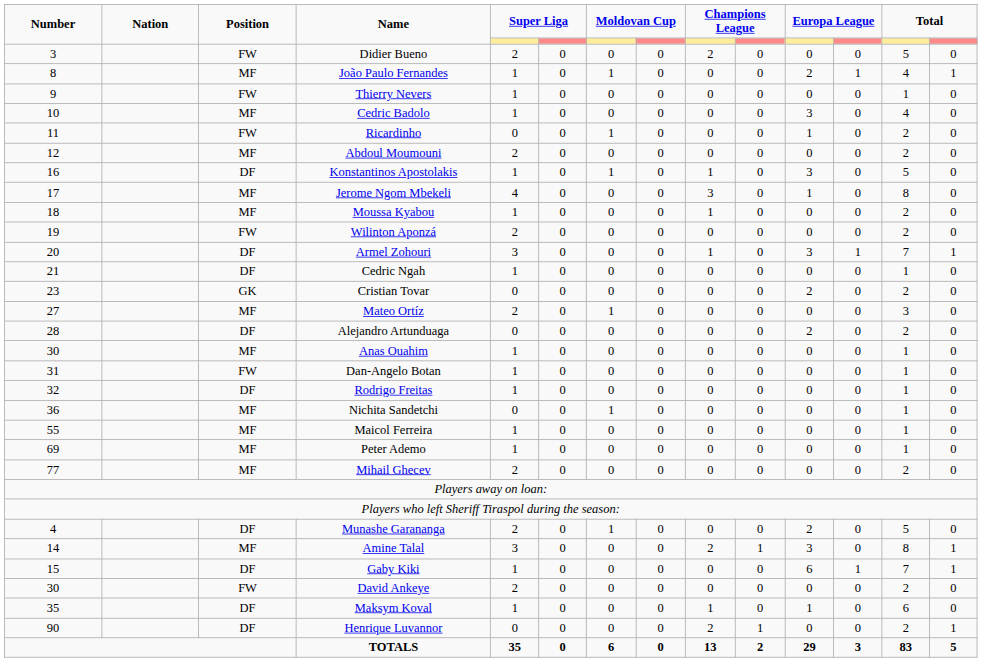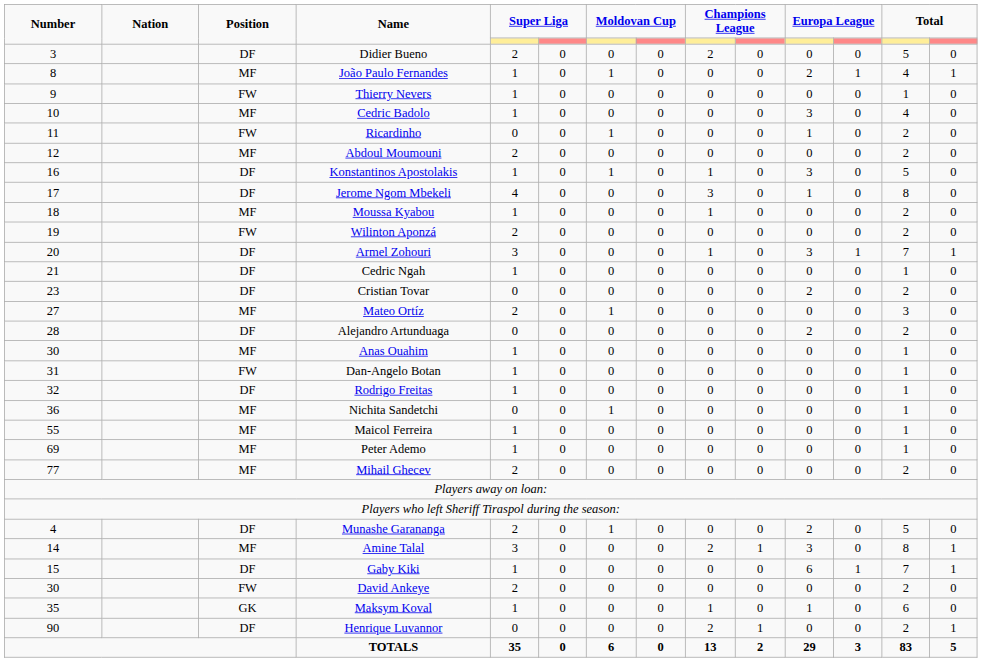(248, 53) FW -> (248, 53) DF
(248, 192) MF -> (248, 192) DF
(248, 291) GK -> (248, 291) DF
(248, 608) DF -> (248, 608) GK
